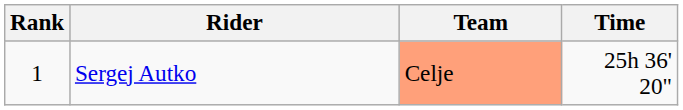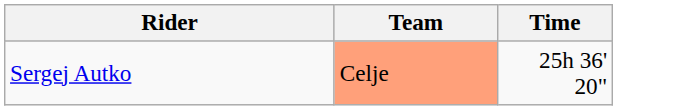- column: (37, 22)
